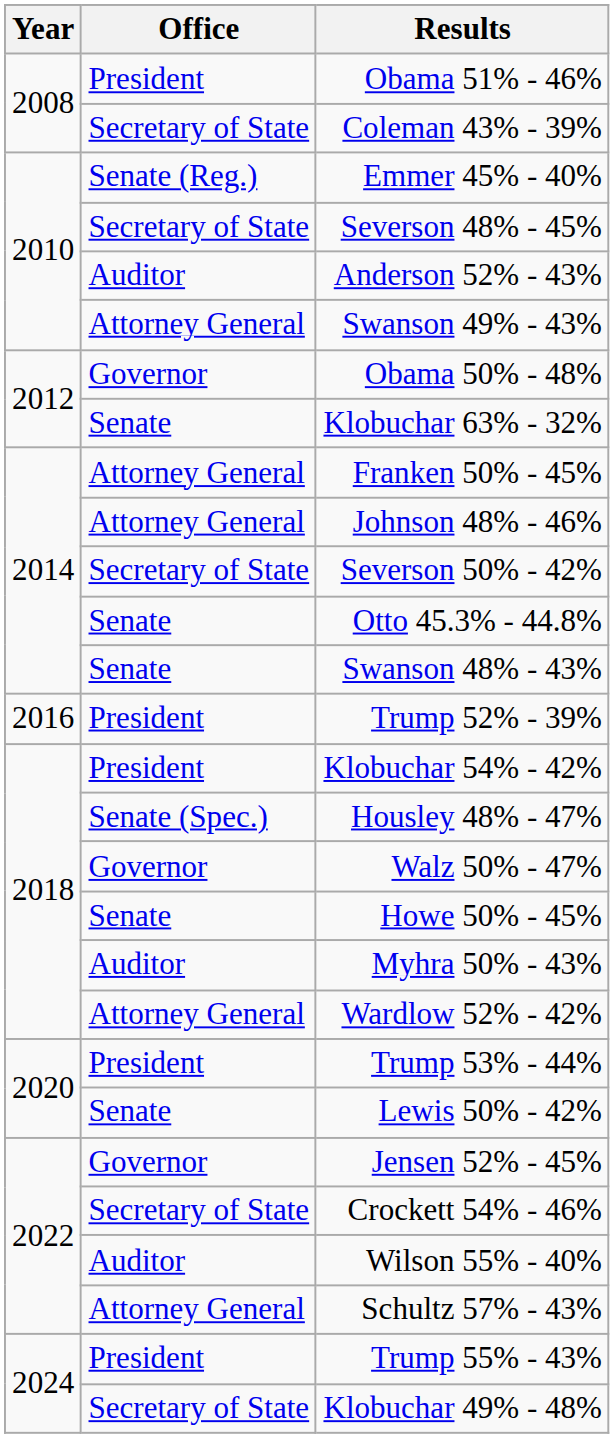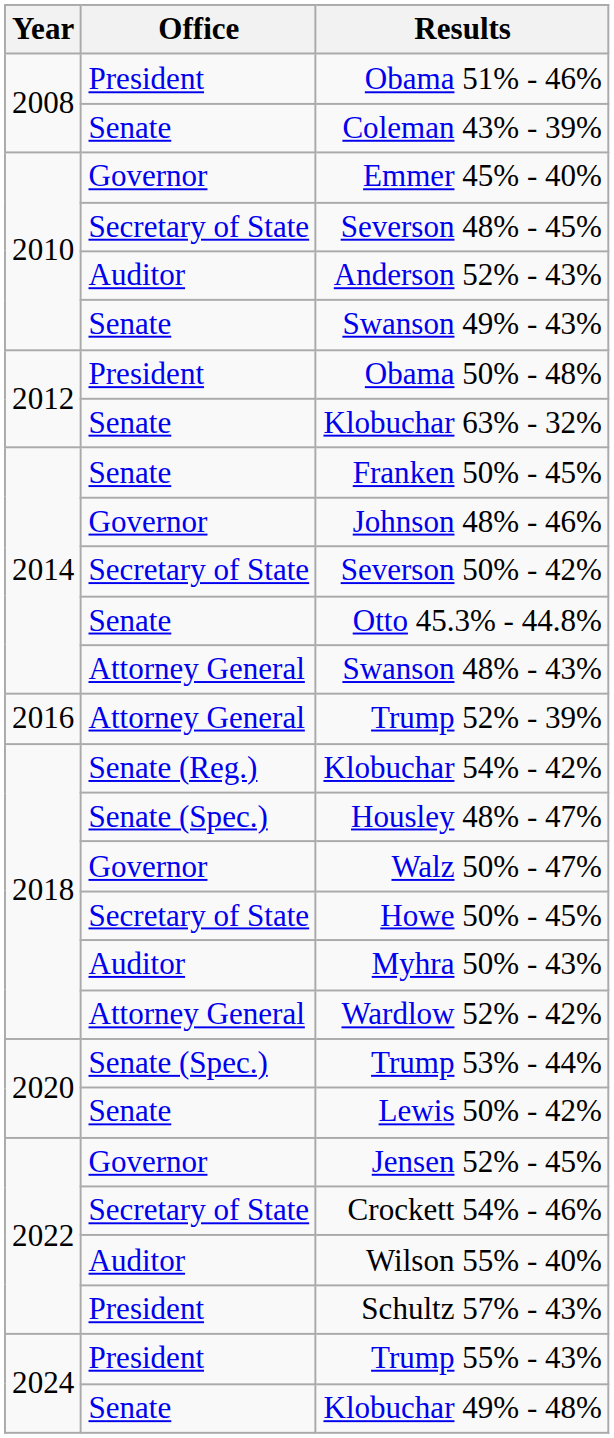(199, 127) Secretary of State -> (130, 127) Senate
(173, 176) Senate (Reg.) -> (148, 176) Governor
(197, 324) Attorney General -> (130, 324) Senate
(148, 373) Governor -> (146, 373) President
(197, 472) Attorney General -> (130, 472) Senate
(197, 521) Attorney General -> (148, 521) Governor
(130, 669) Senate -> (197, 669) Attorney General
(146, 718) President -> (197, 718) Attorney General
(146, 767) President -> (173, 767) Senate (Reg.)
(130, 915) Senate -> (199, 915) Secretary of State
(146, 1062) President -> (178, 1062) Senate (Spec.)
(197, 1309) Attorney General -> (146, 1309) President
(199, 1407) Secretary of State -> (130, 1407) Senate
